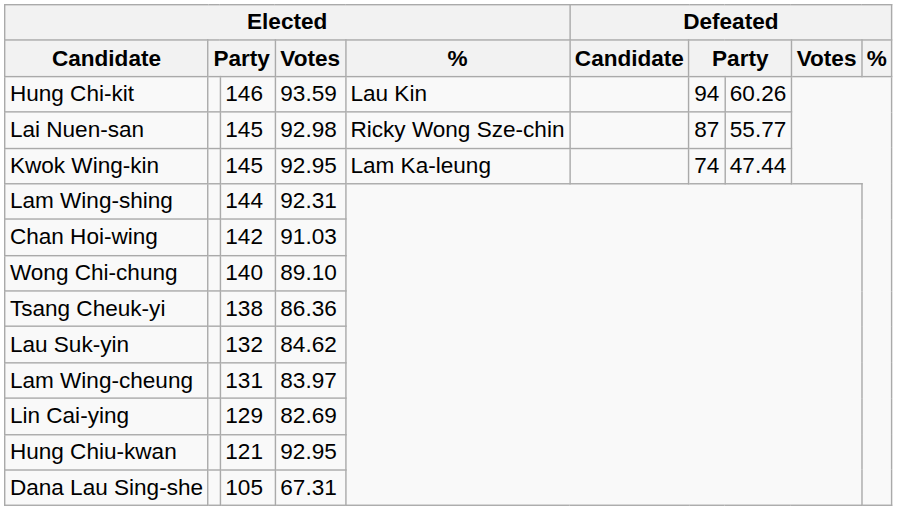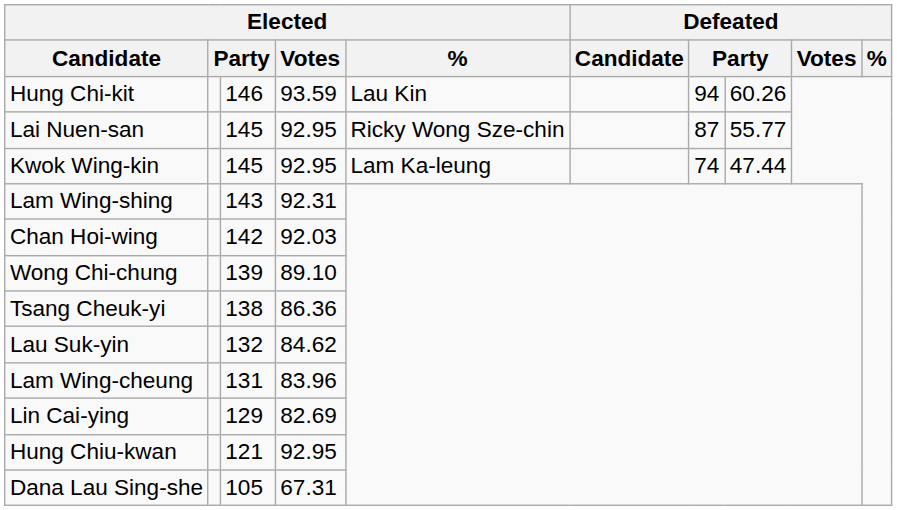(309, 129) 92.98 -> (309, 129) 92.95
(244, 201) 144 -> (244, 201) 143
(309, 237) 91.03 -> (309, 237) 92.03
(244, 272) 140 -> (244, 272) 139
(309, 380) 83.97 -> (309, 380) 83.96
